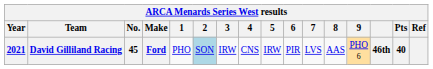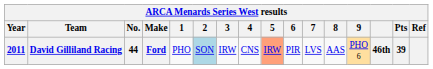(16, 50) 2021 -> (16, 50) 2011
(133, 50) 45 -> (133, 50) 44
(272, 50) no background -> (272, 50) lightsalmon background
(401, 50) 40 -> (401, 50) 39
